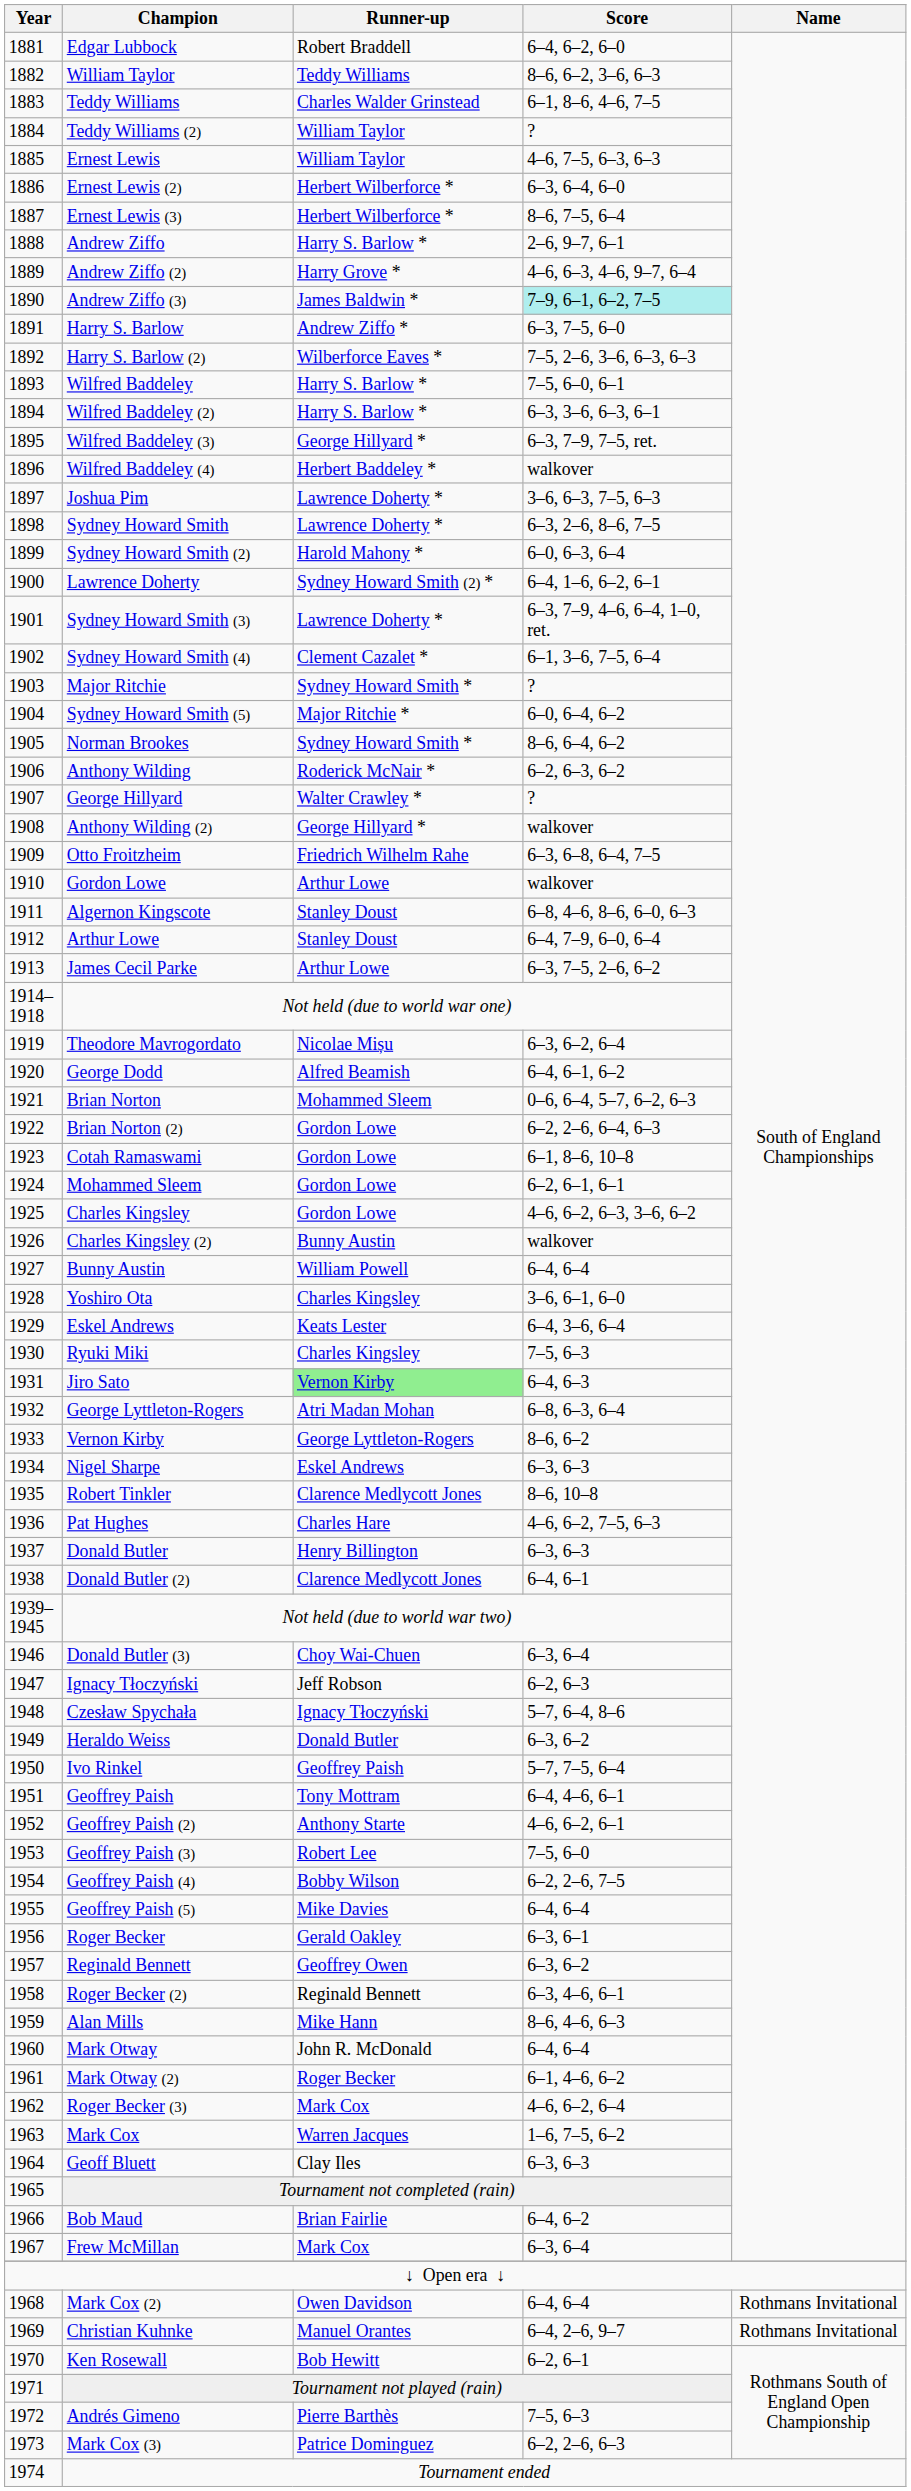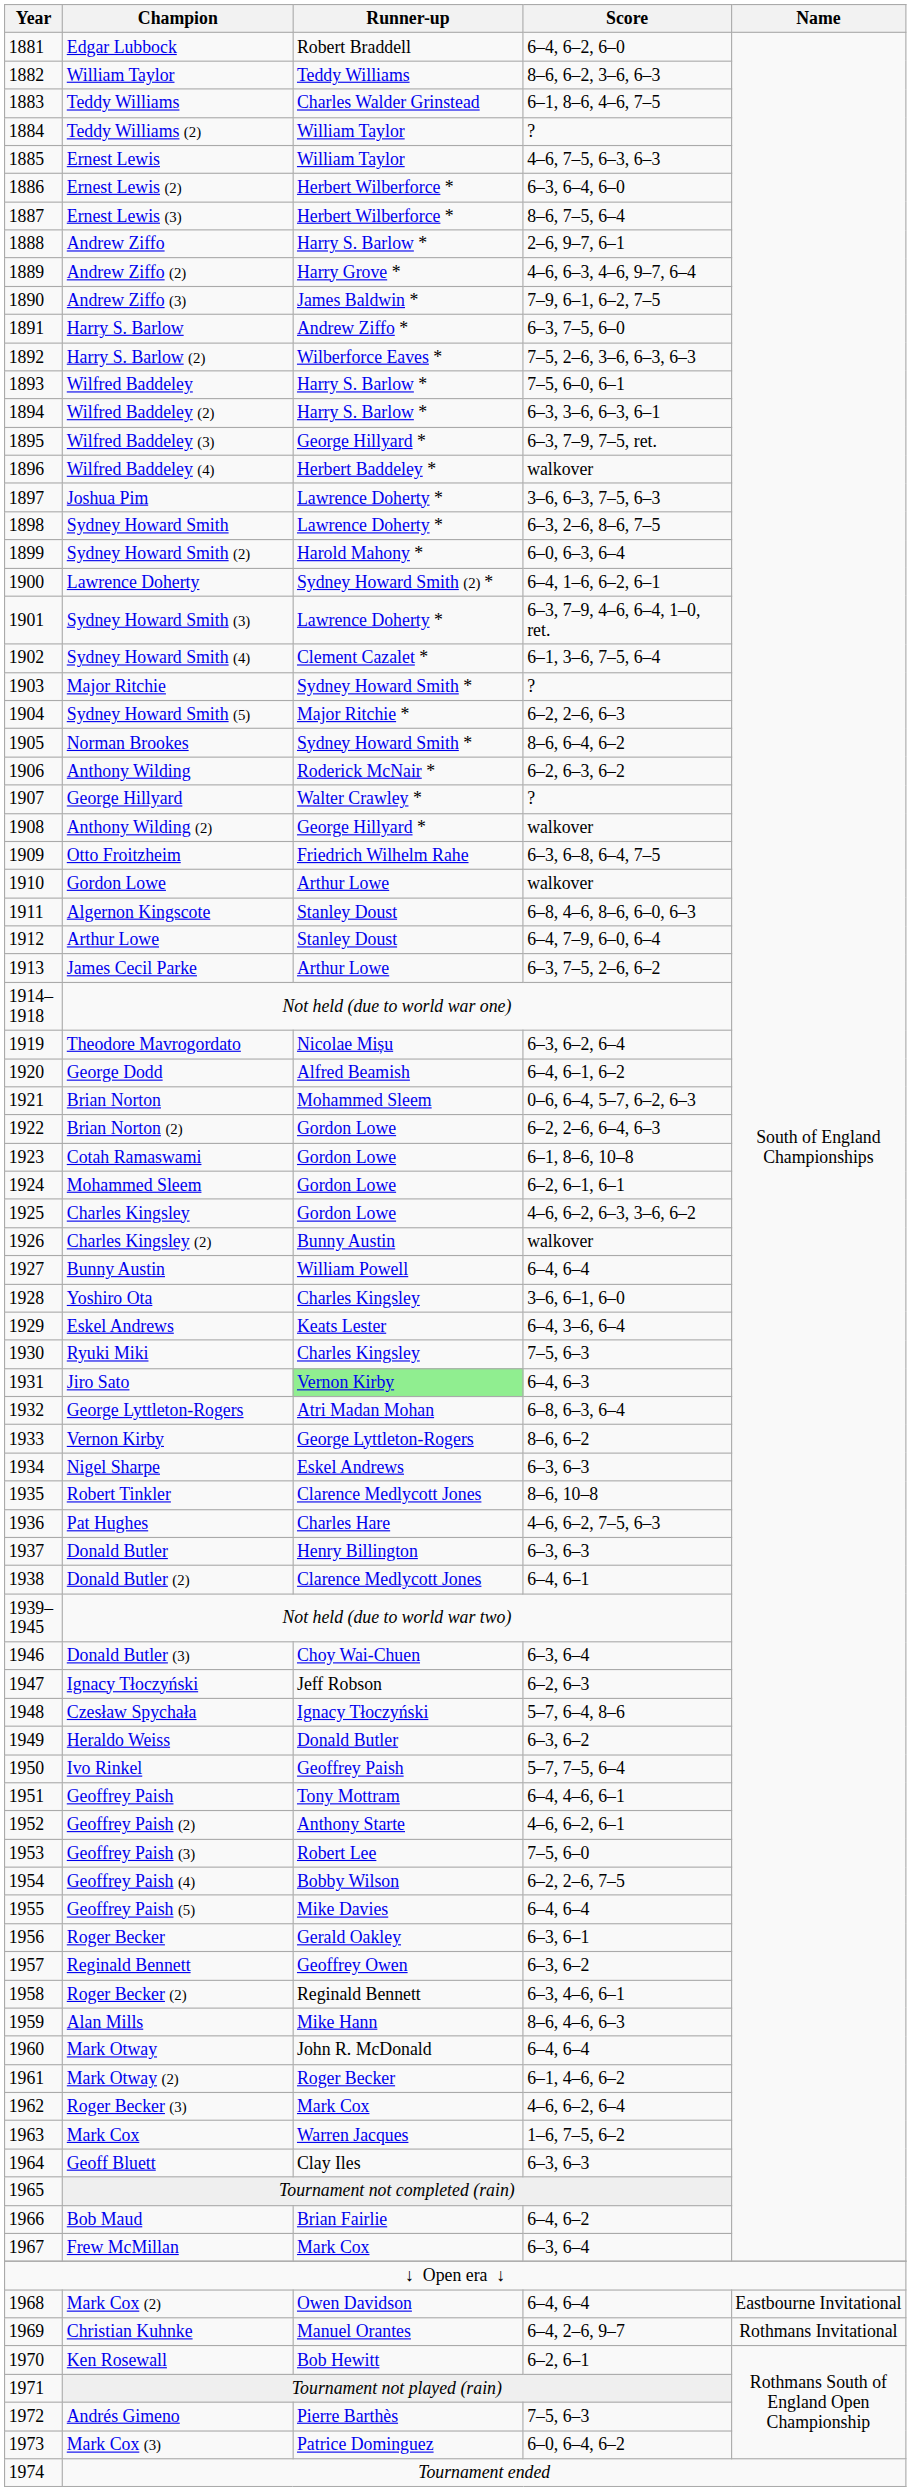(594, 300) paleturquoise background -> (594, 300) no background
(576, 714) 6–0, 6–4, 6–2 -> (576, 714) 6–2, 2–6, 6–3
(818, 2303) Rothmans Invitational -> (818, 2303) Eastbourne Invitational
(576, 2444) 6–2, 2–6, 6–3 -> (576, 2444) 6–0, 6–4, 6–2
